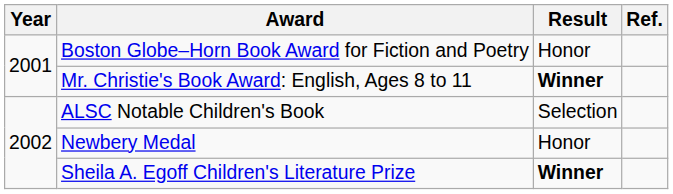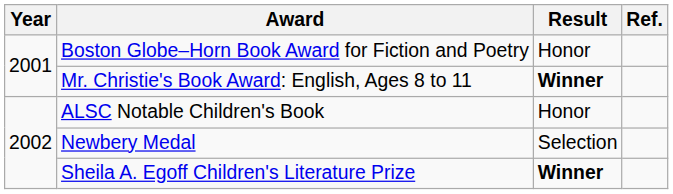(578, 111) Selection -> (564, 111) Honor
(564, 142) Honor -> (578, 142) Selection
